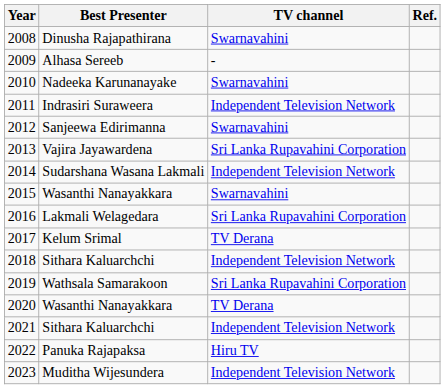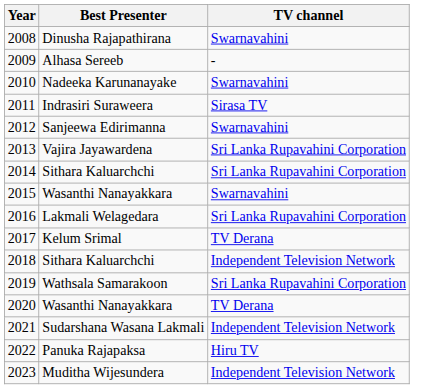- column: (425, 15)
(303, 104) Independent Television Network -> (239, 104) Sirasa TV
(123, 171) Sudarshana Wasana Lakmali -> (98, 171) Sithara Kaluarchchi
(303, 171) Independent Television Network -> (308, 171) Sri Lanka Rupavahini Corporation
(98, 328) Sithara Kaluarchchi -> (123, 328) Sudarshana Wasana Lakmali
